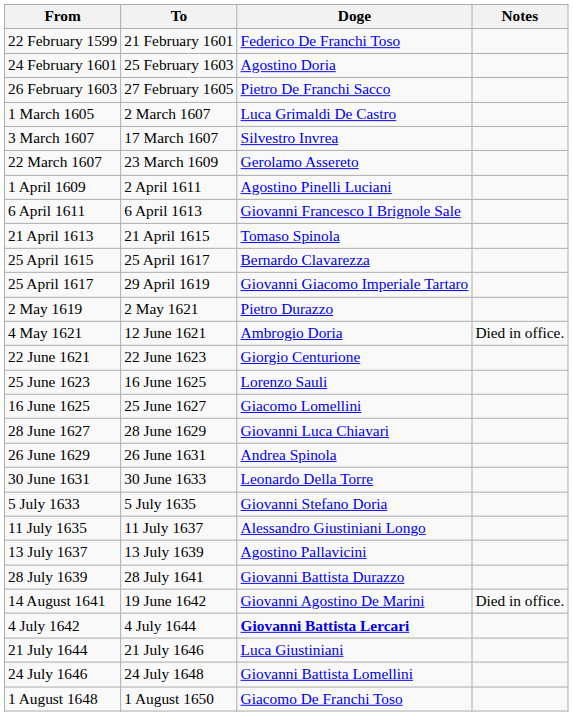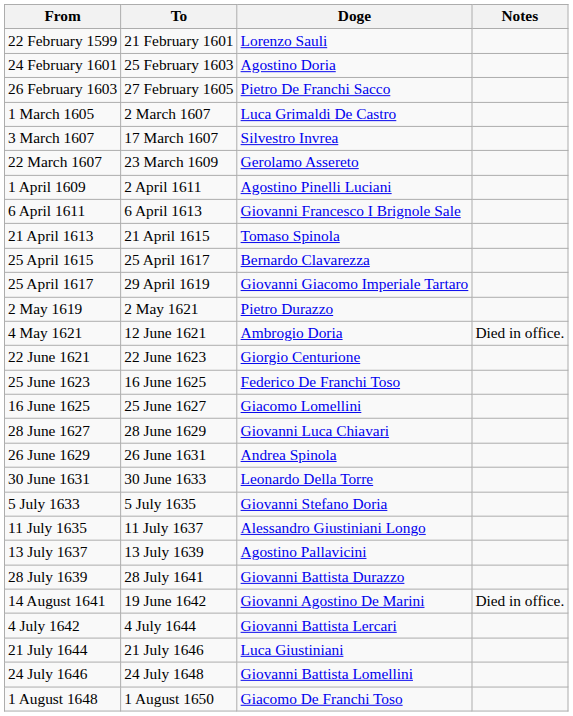(320, 41) Federico De Franchi Toso -> (284, 41) Lorenzo Sauli
(284, 382) Lorenzo Sauli -> (320, 382) Federico De Franchi Toso
(325, 625) bold -> (319, 625) normal
